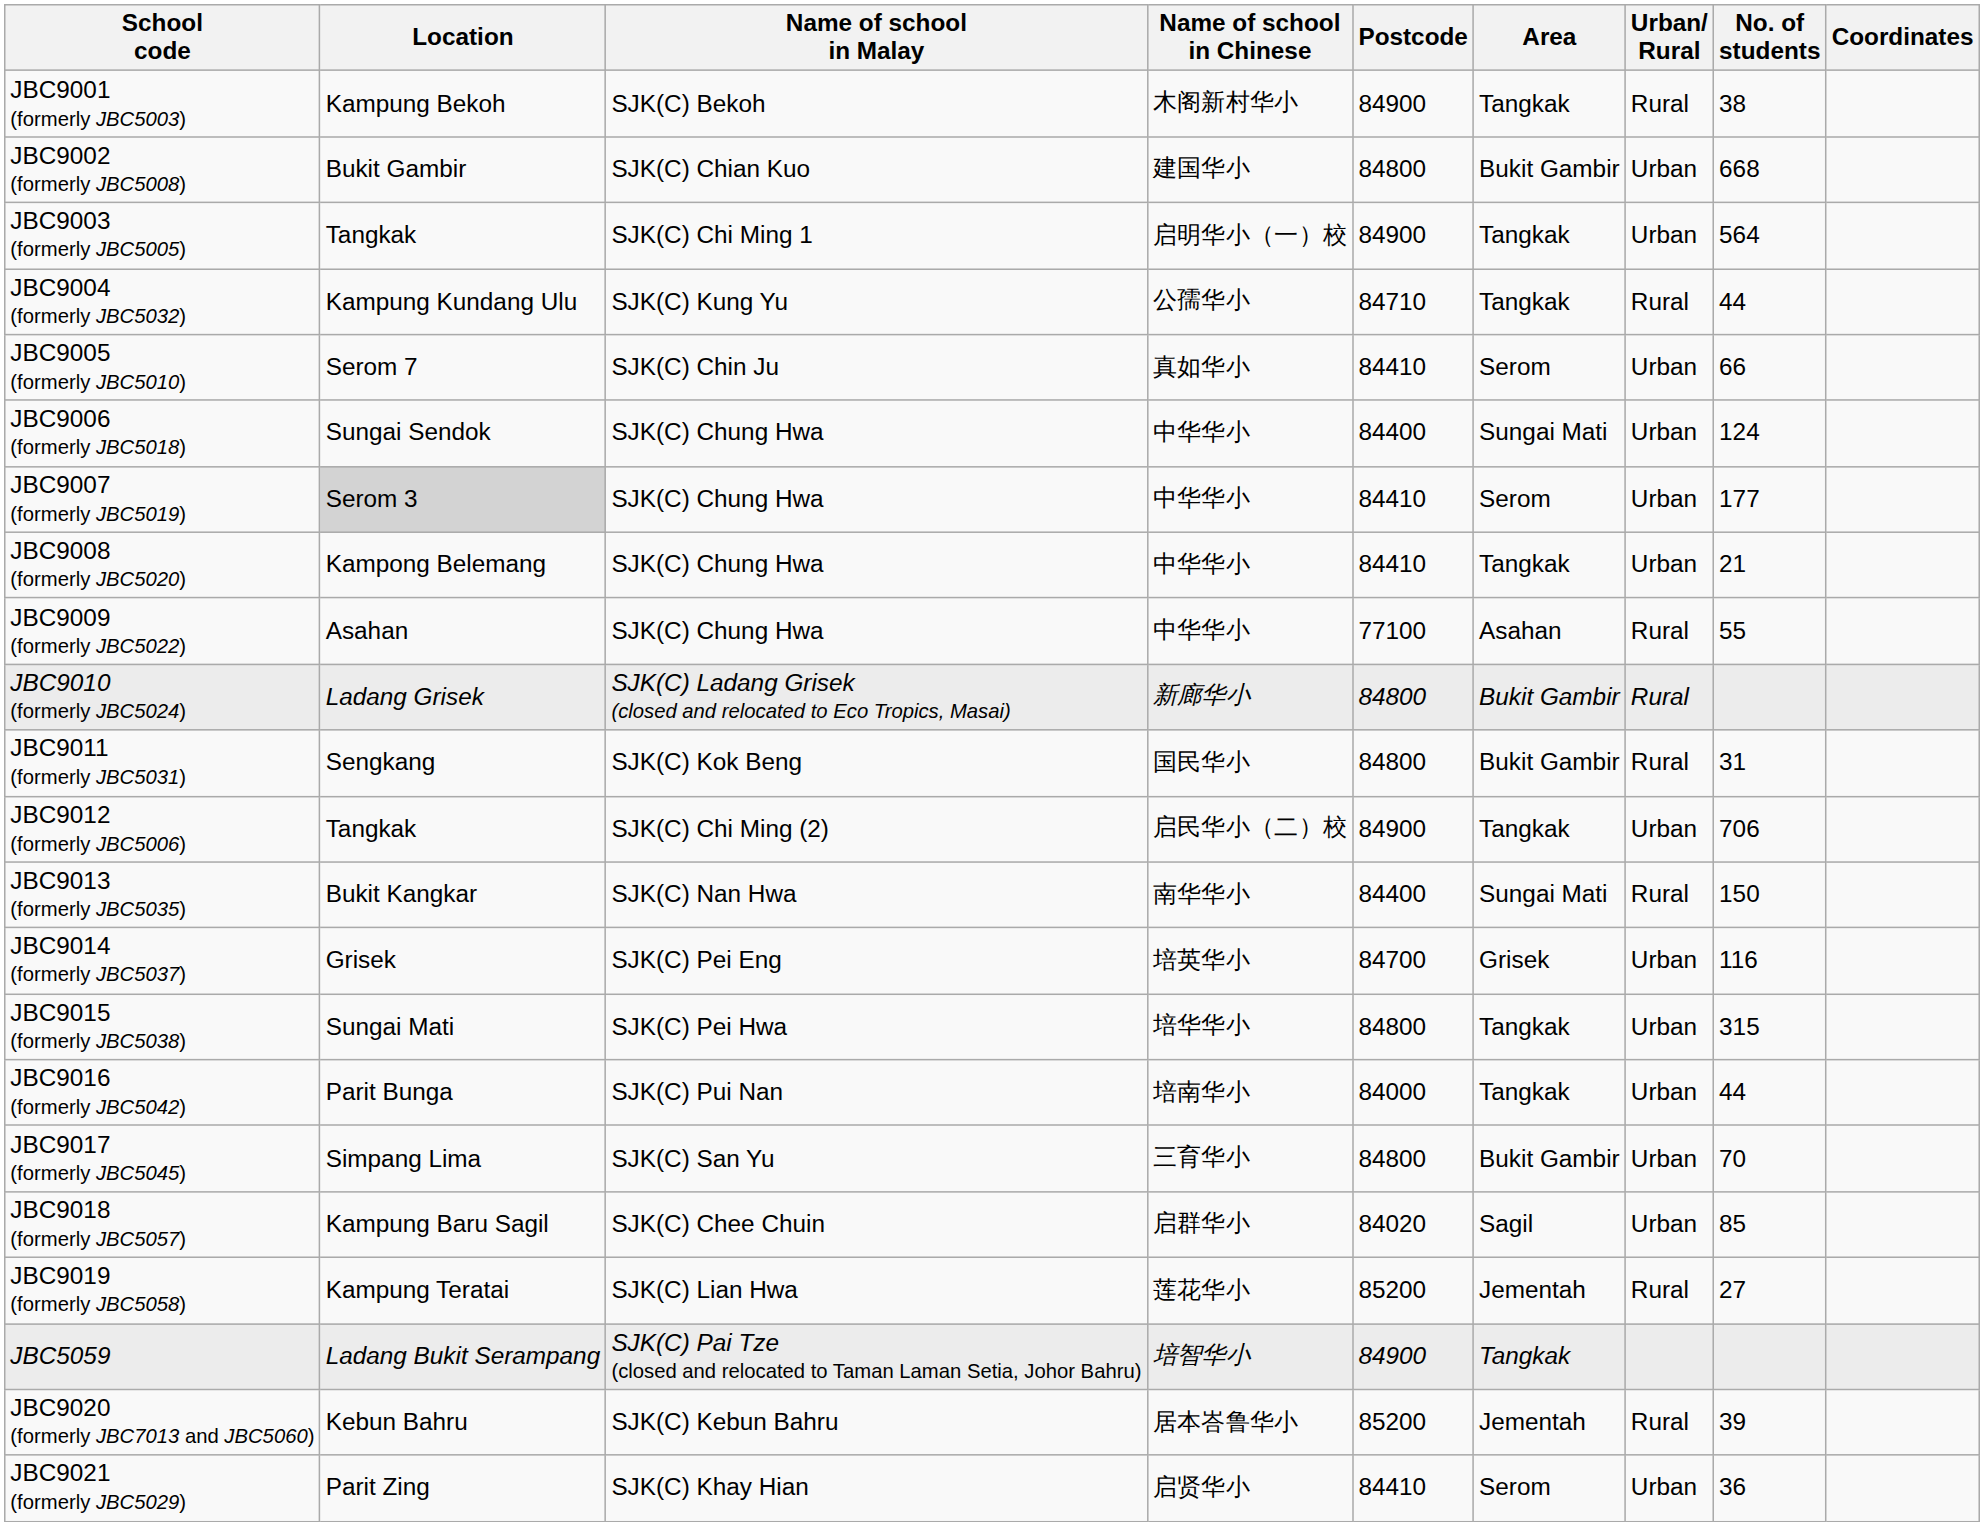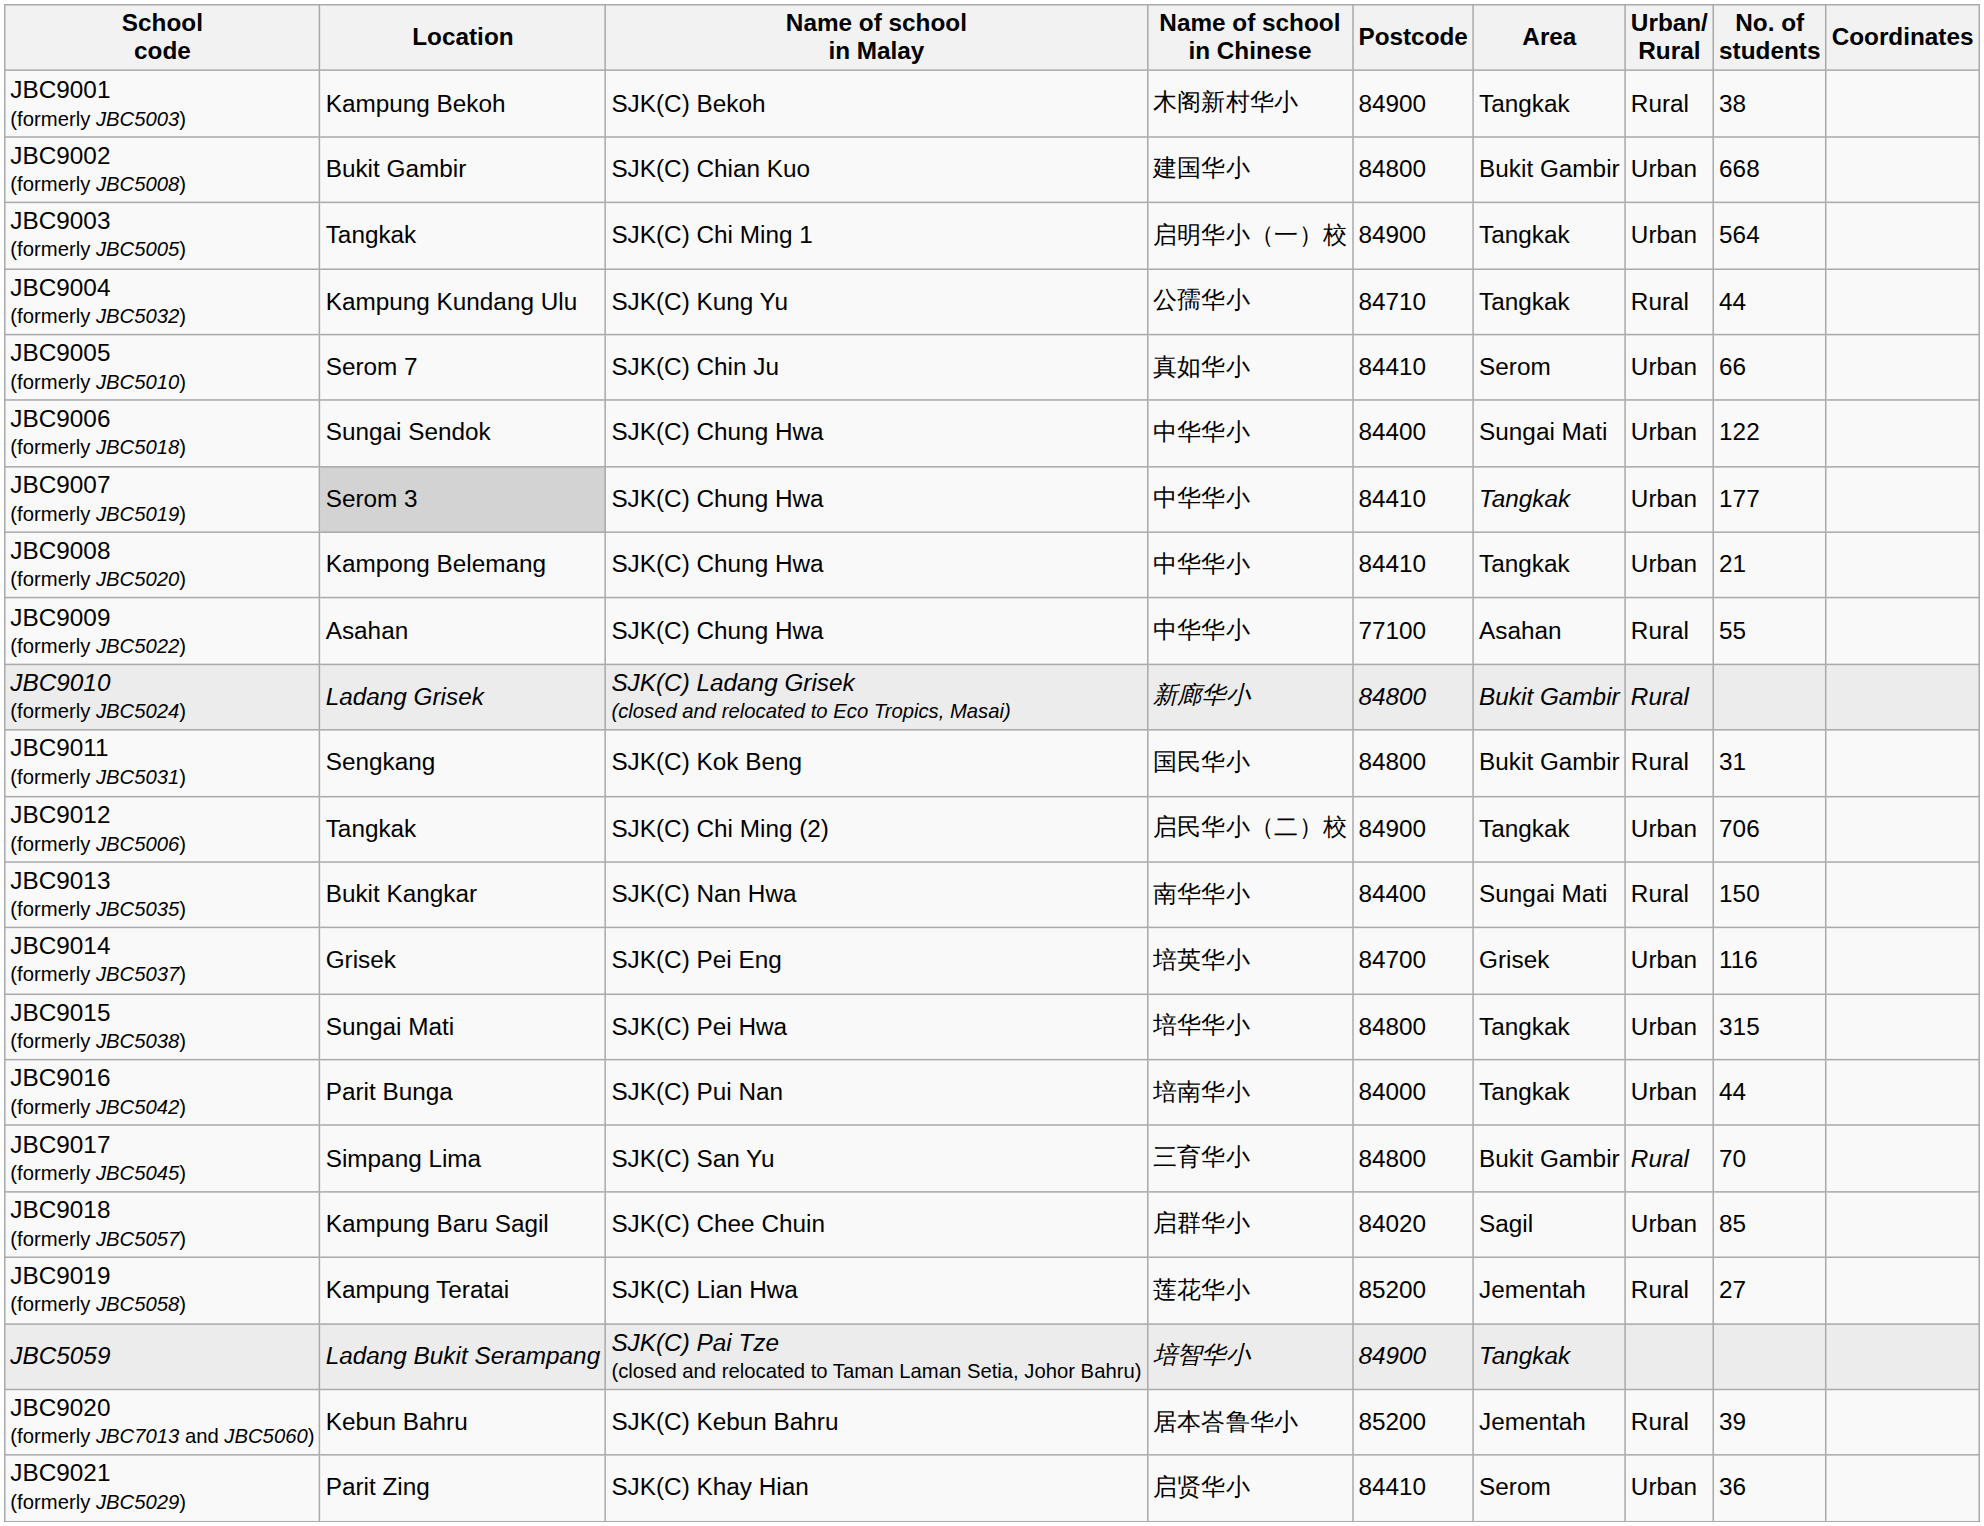(1739, 433) 124 -> (1739, 433) 122
(1515, 498) Serom -> (1525, 498) Tangkak
(1664, 1158) Urban -> (1660, 1158) Rural
